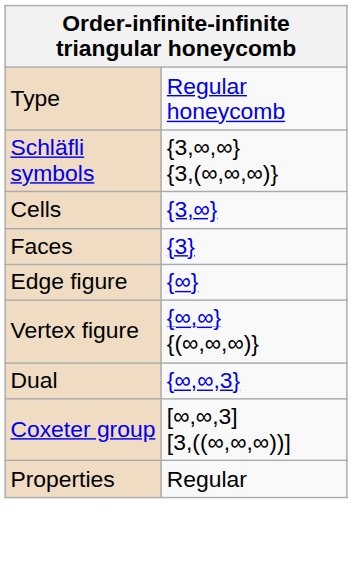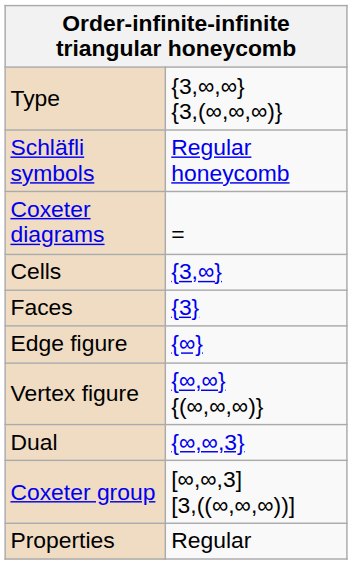(226, 98) Regular honeycomb -> (227, 98) {3,∞,∞} {3,(∞,∞,∞)}
(222, 160) {3,∞,∞} {3,(∞,∞,∞)} -> (230, 160) Regular honeycomb
+ row: (57, 222)
